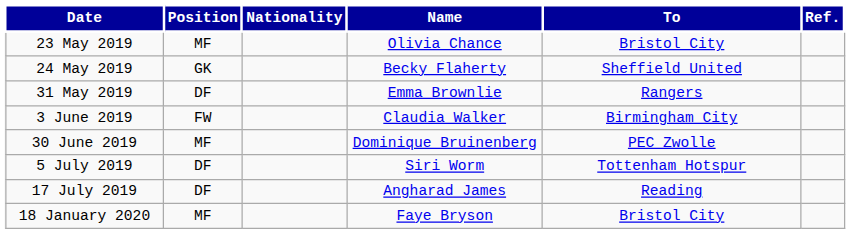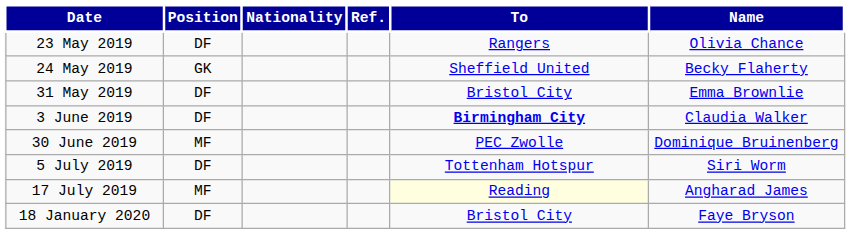columns swapped: (445, 18) <-> (823, 18)
(203, 44) MF -> (203, 44) DF
(672, 44) Bristol City -> (519, 44) Rangers
(672, 93) Rangers -> (519, 93) Bristol City
(203, 117) FW -> (203, 117) DF
(672, 117) normal -> (519, 117) bold
(203, 191) DF -> (203, 191) MF
(672, 191) no background -> (519, 191) lightyellow background
(203, 216) MF -> (203, 216) DF
